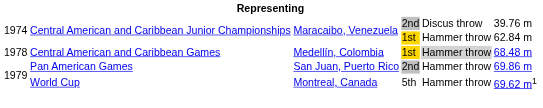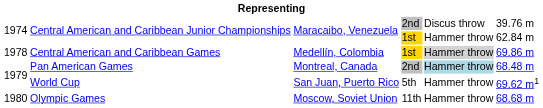(513, 52) 68.48 m -> (515, 52) 69.86 m
(346, 67) San Juan, Puerto Rico -> (335, 67) Montreal, Canada
(457, 67) no background -> (459, 67) lightblue background
(513, 67) 69.86 m -> (515, 67) 68.48 m
(335, 83) Montreal, Canada -> (346, 83) San Juan, Puerto Rico
+ row: (68, 99)
